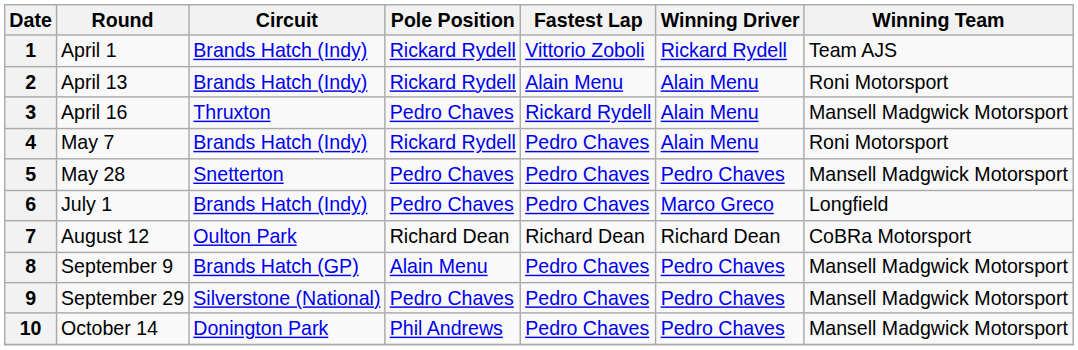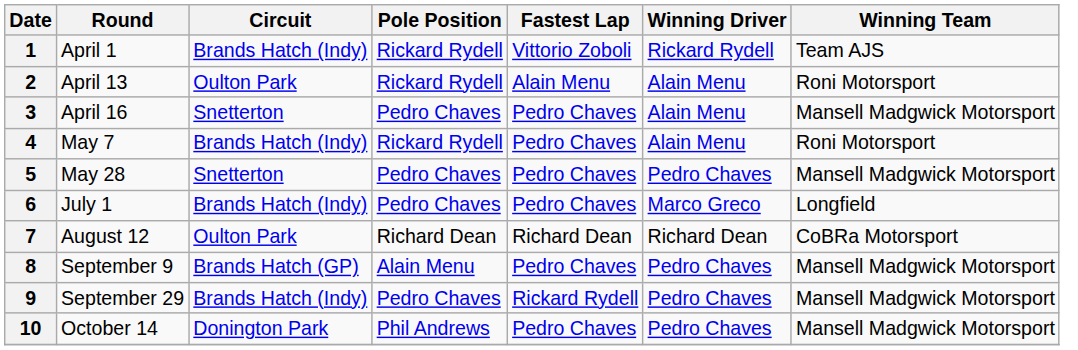(280, 81) Brands Hatch (Indy) -> (245, 81) Oulton Park
(232, 112) Thruxton -> (238, 112) Snetterton
(588, 112) Rickard Rydell -> (574, 112) Pedro Chaves
(287, 298) Silverstone (National) -> (280, 298) Brands Hatch (Indy)
(587, 298) Pedro Chaves -> (575, 298) Rickard Rydell
